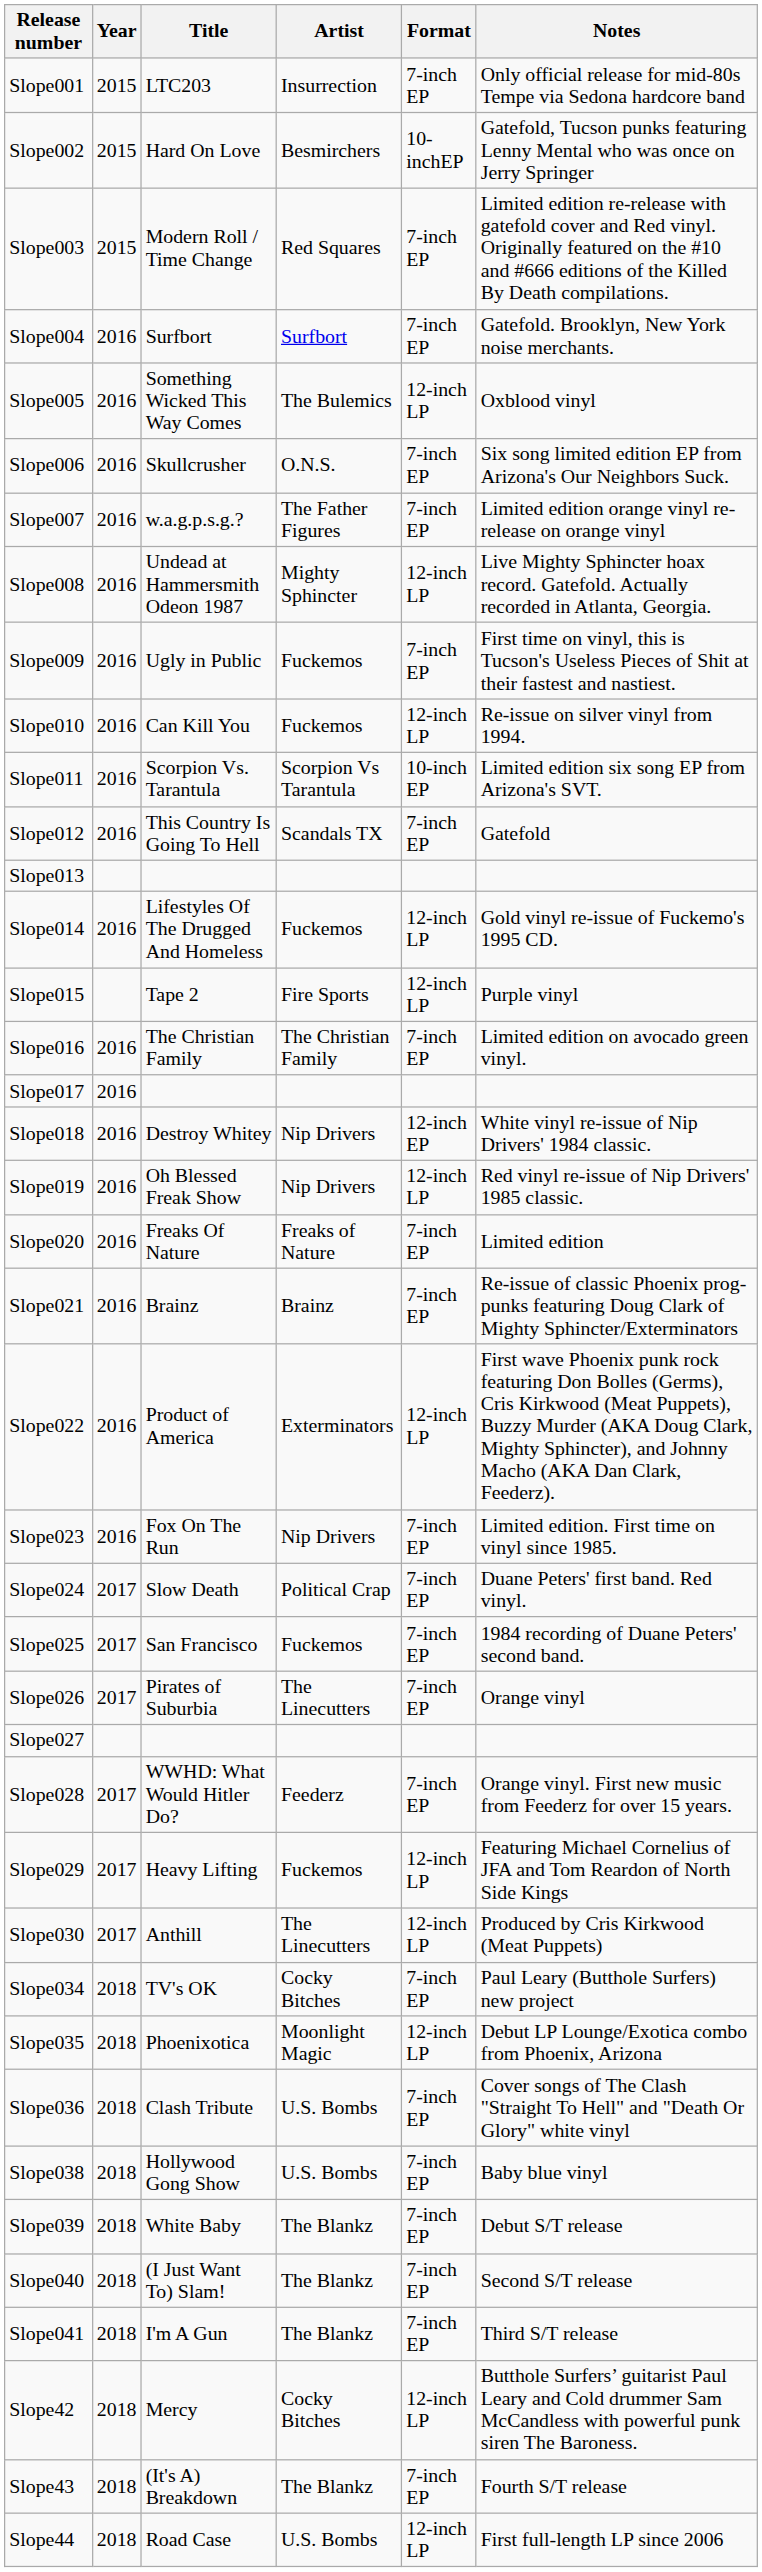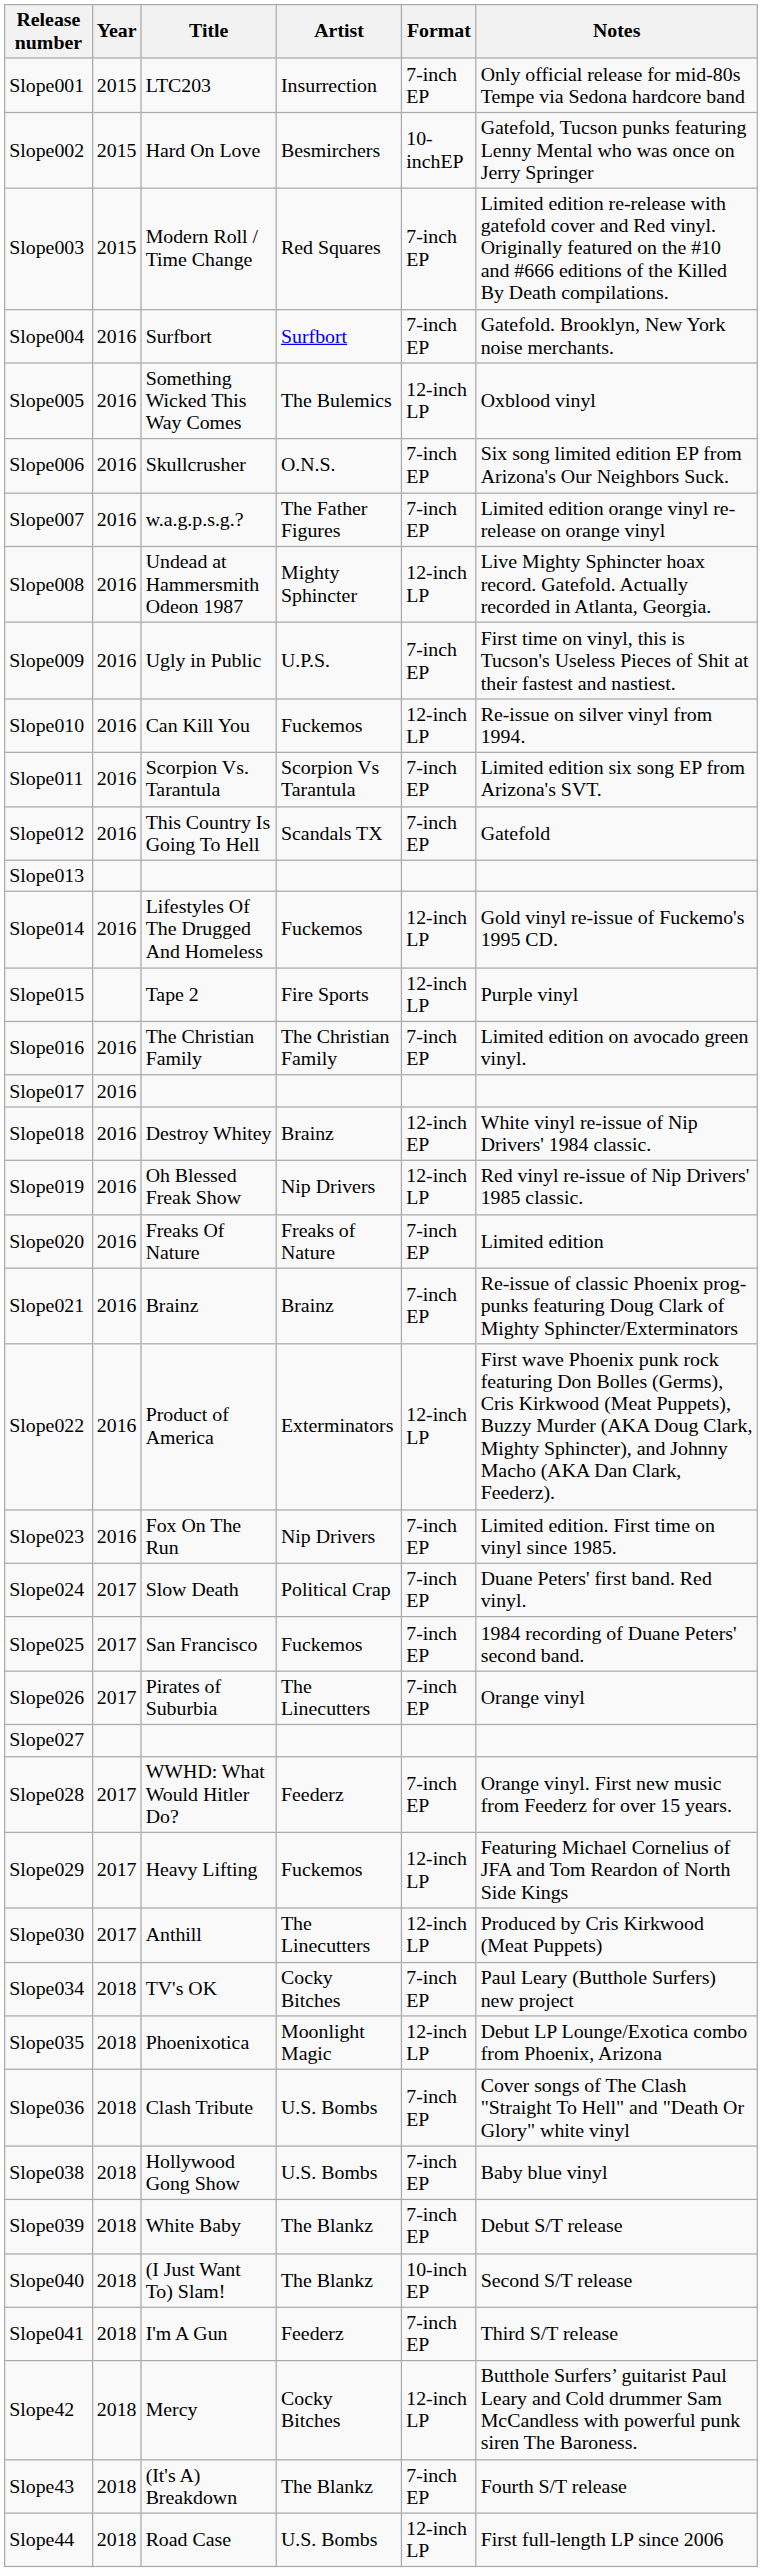(322, 660) Fuckemos -> (306, 660) U.P.S.
(437, 779) 10-inch EP -> (432, 779) 7-inch EP
(328, 1133) Nip Drivers -> (307, 1133) Brainz
(432, 2280) 7-inch EP -> (437, 2280) 10-inch EP
(327, 2333) The Blankz -> (312, 2333) Feederz
